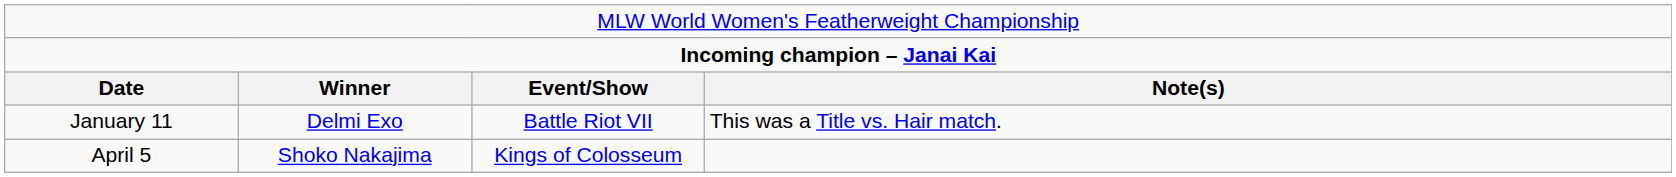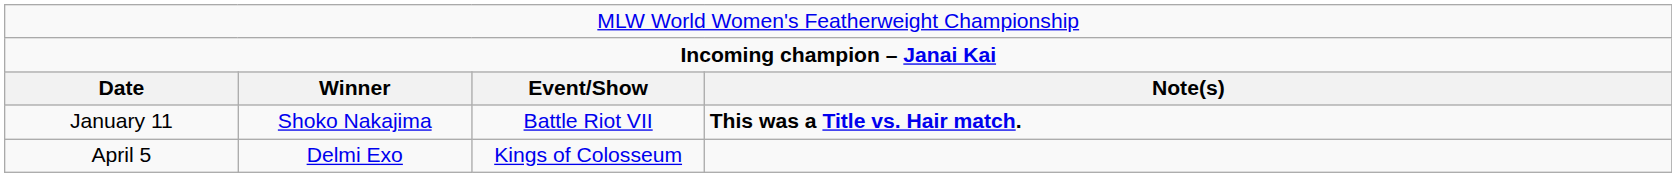(355, 121) Delmi Exo -> (355, 121) Shoko Nakajima
(856, 121) normal -> (866, 121) bold
(355, 155) Shoko Nakajima -> (355, 155) Delmi Exo
